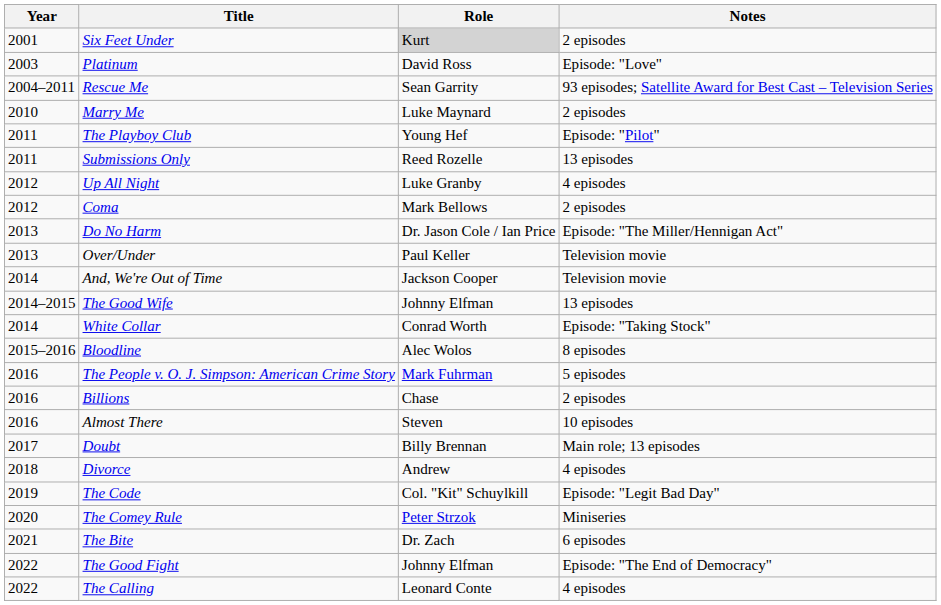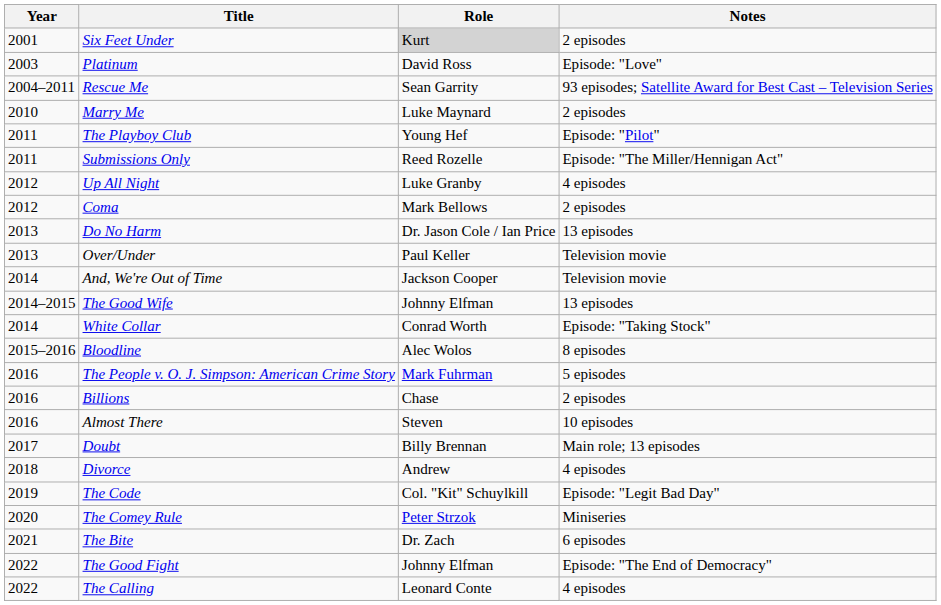(598, 159) 13 episodes -> (673, 159) Episode: "The Miller/Hennigan Act"
(673, 231) Episode: "The Miller/Hennigan Act" -> (598, 231) 13 episodes
